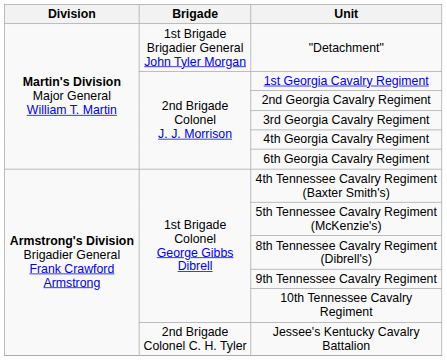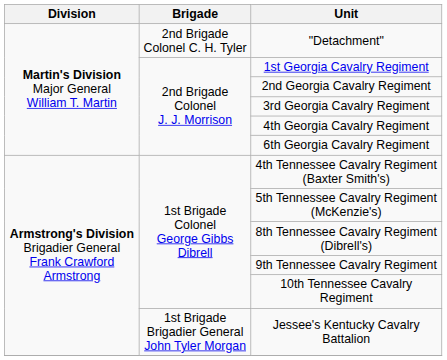(195, 47) 1st Brigade Brigadier General John Tyler Morgan -> (195, 40) 2nd Brigade Colonel C. H. Tyler
(195, 338) 2nd Brigade Colonel C. H. Tyler -> (195, 331) 1st Brigade Brigadier General John Tyler Morgan
